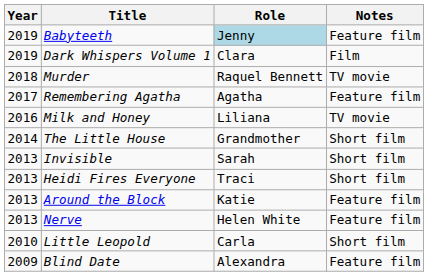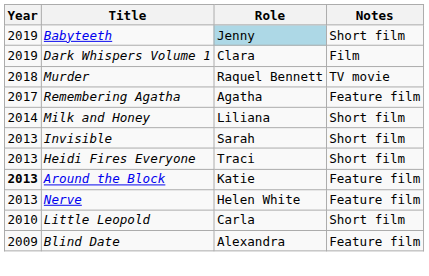(375, 35) Feature film -> (367, 35) Short film
(23, 118) 2016 -> (23, 118) 2014
(360, 118) TV movie -> (367, 118) Short film
- row: (105, 138)
(23, 200) normal -> (23, 179) bold
